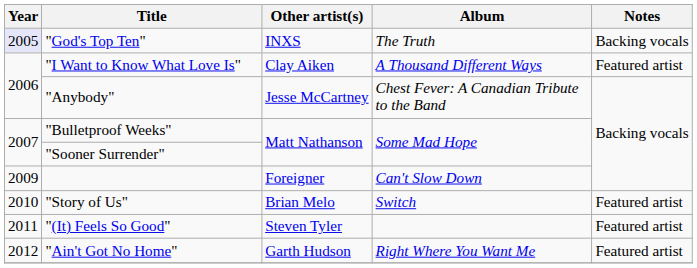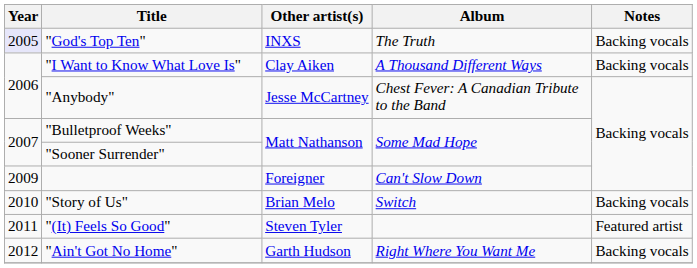(639, 64) Featured artist -> (642, 64) Backing vocals
(639, 202) Featured artist -> (642, 202) Backing vocals
(639, 250) Featured artist -> (642, 250) Backing vocals
